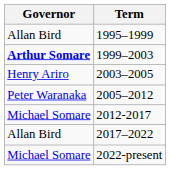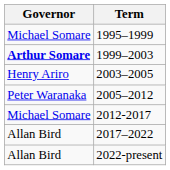(34, 34) Allan Bird -> (49, 34) Michael Somare
(49, 154) Michael Somare -> (34, 154) Allan Bird
